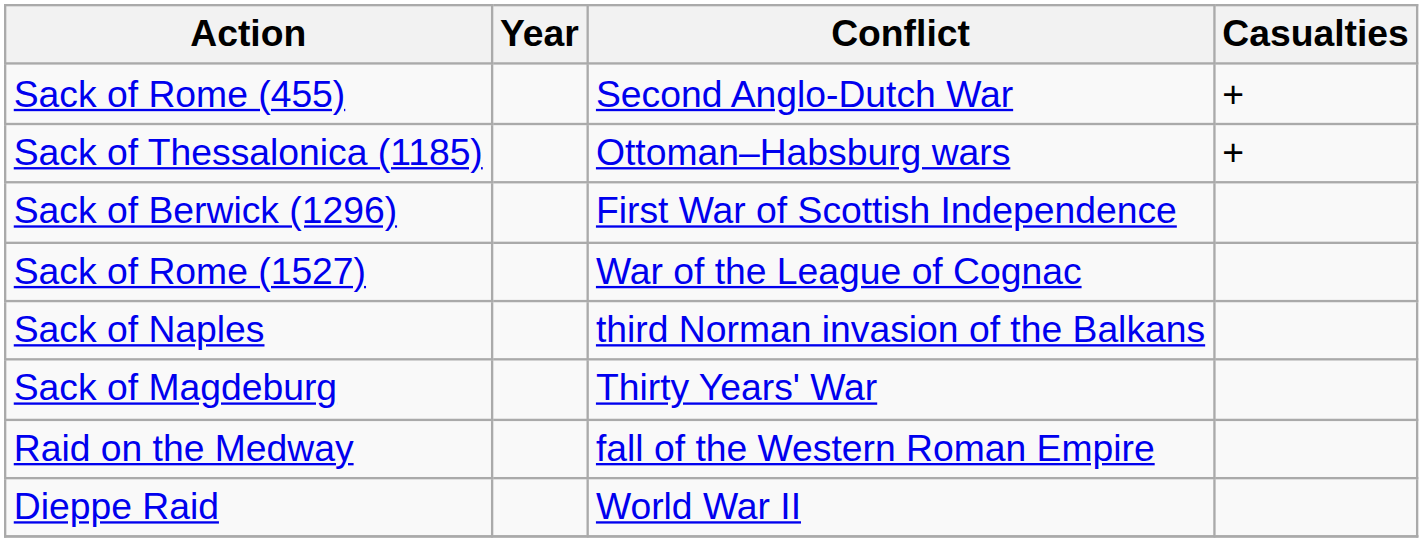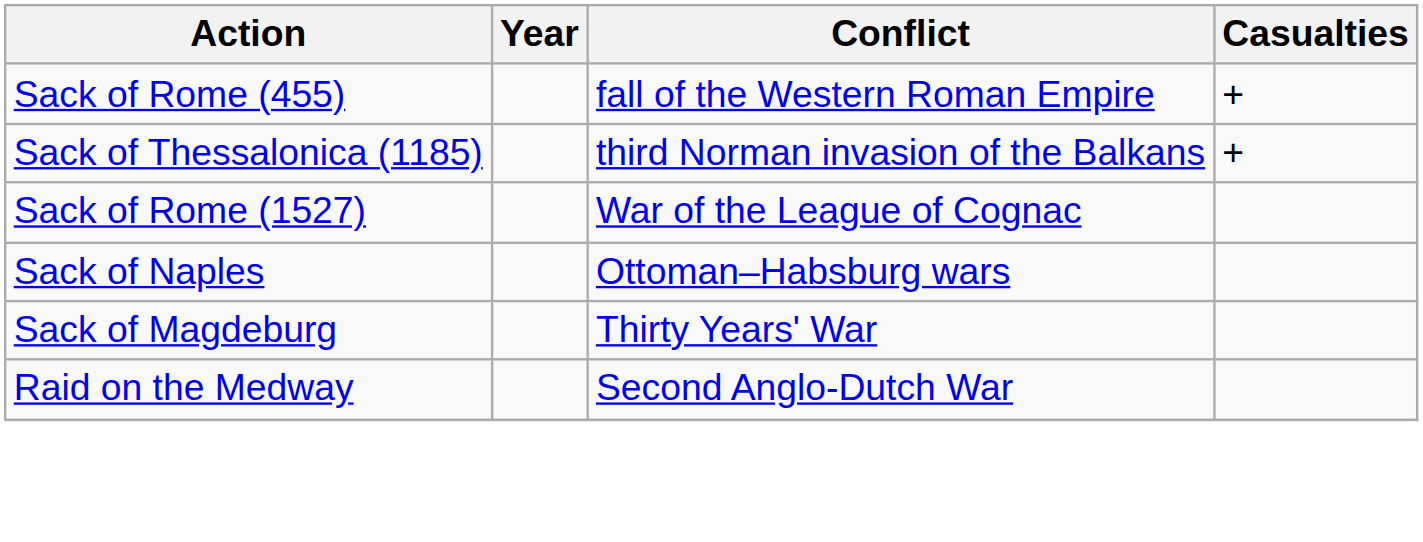(805, 93) Second Anglo-Dutch War -> (875, 93) fall of the Western Roman Empire
(803, 152) Ottoman–Habsburg wars -> (901, 152) third Norman invasion of the Balkans
- row: (205, 211)
(901, 329) third Norman invasion of the Balkans -> (803, 270) Ottoman–Habsburg wars
(875, 447) fall of the Western Roman Empire -> (805, 388) Second Anglo-Dutch War
- row: (116, 507)
